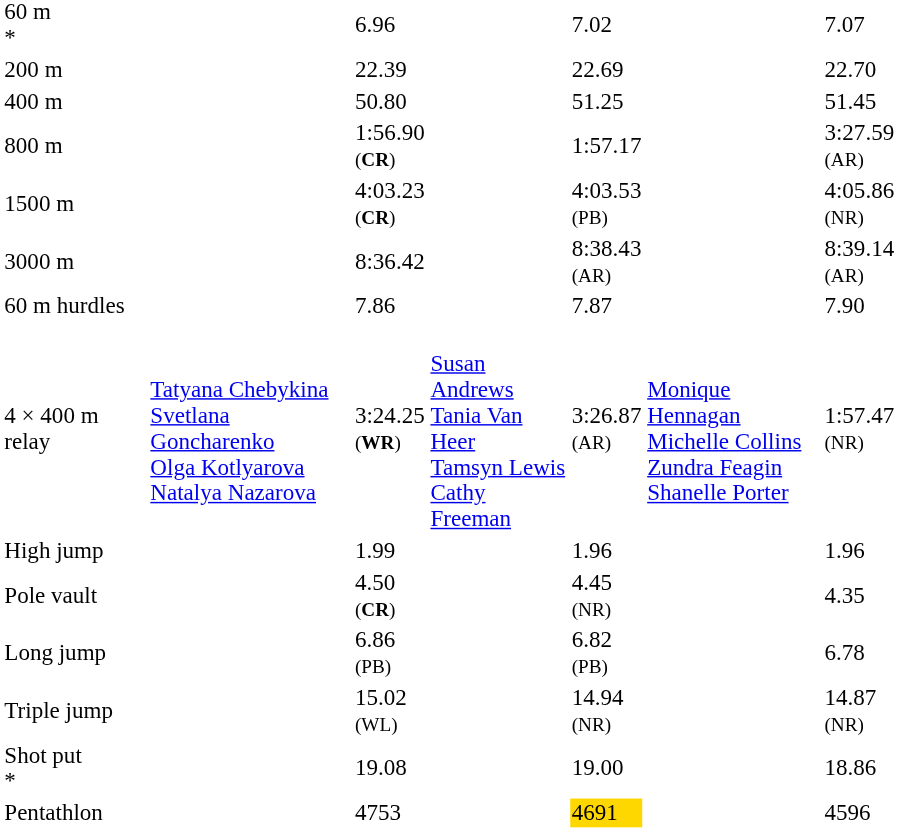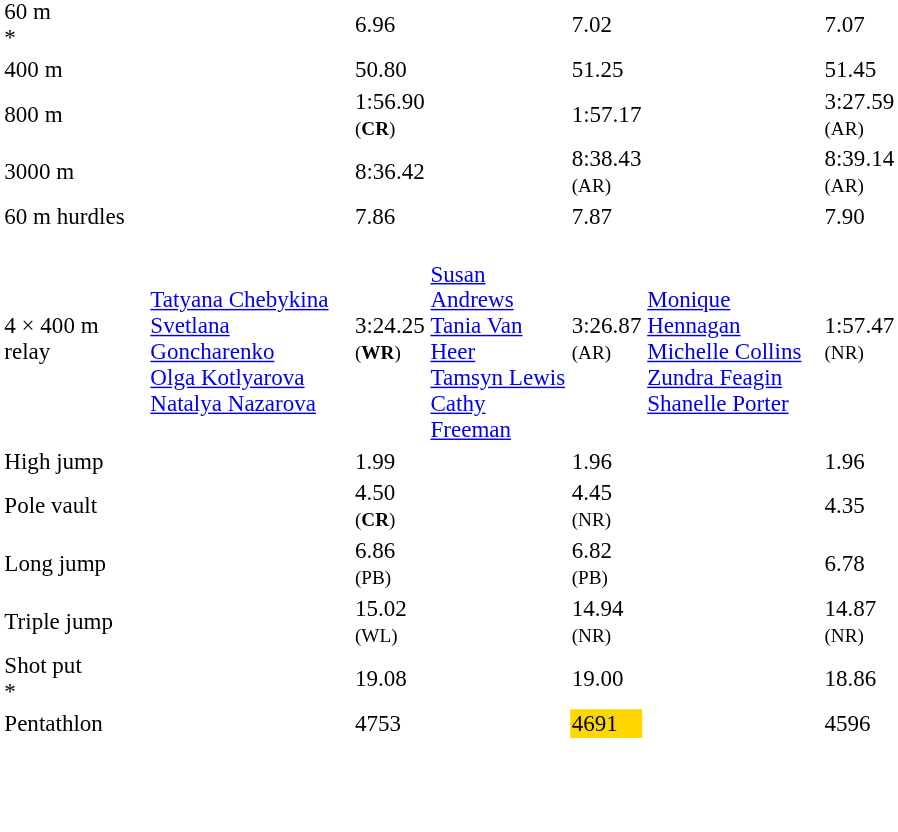- row: (33, 69)
- row: (39, 203)
